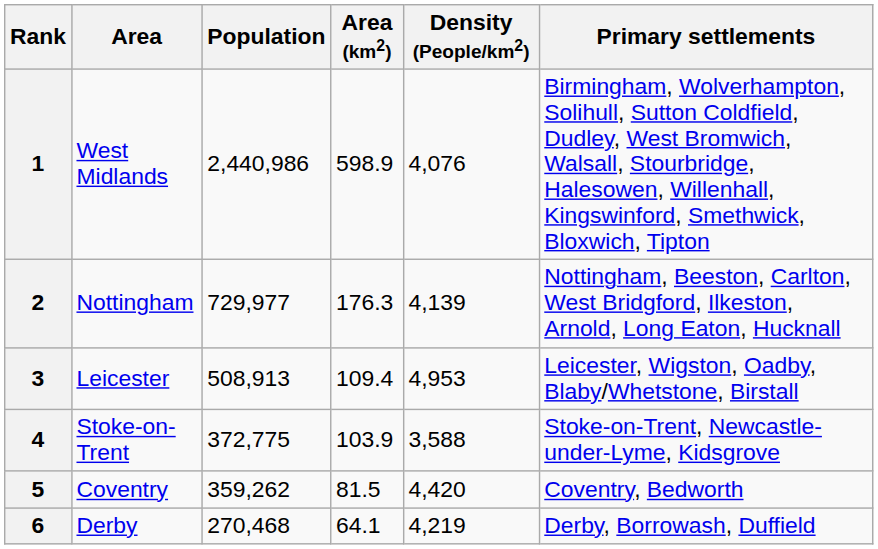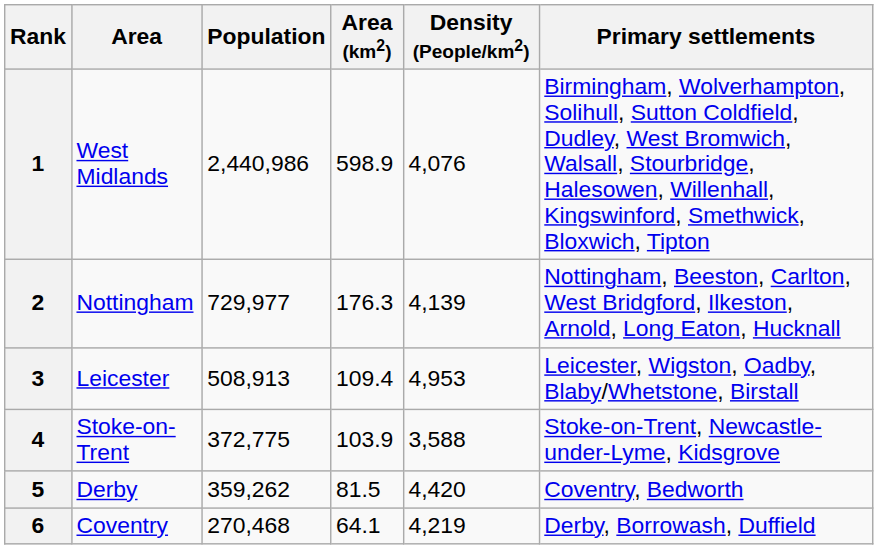(122, 489) Coventry -> (107, 489) Derby
(107, 525) Derby -> (122, 525) Coventry
